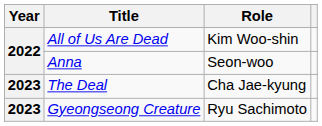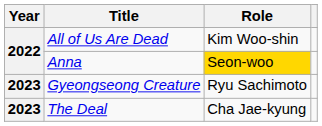(240, 62) no background -> (240, 62) gold background
rows swapped: (77, 86) <-> (124, 109)
